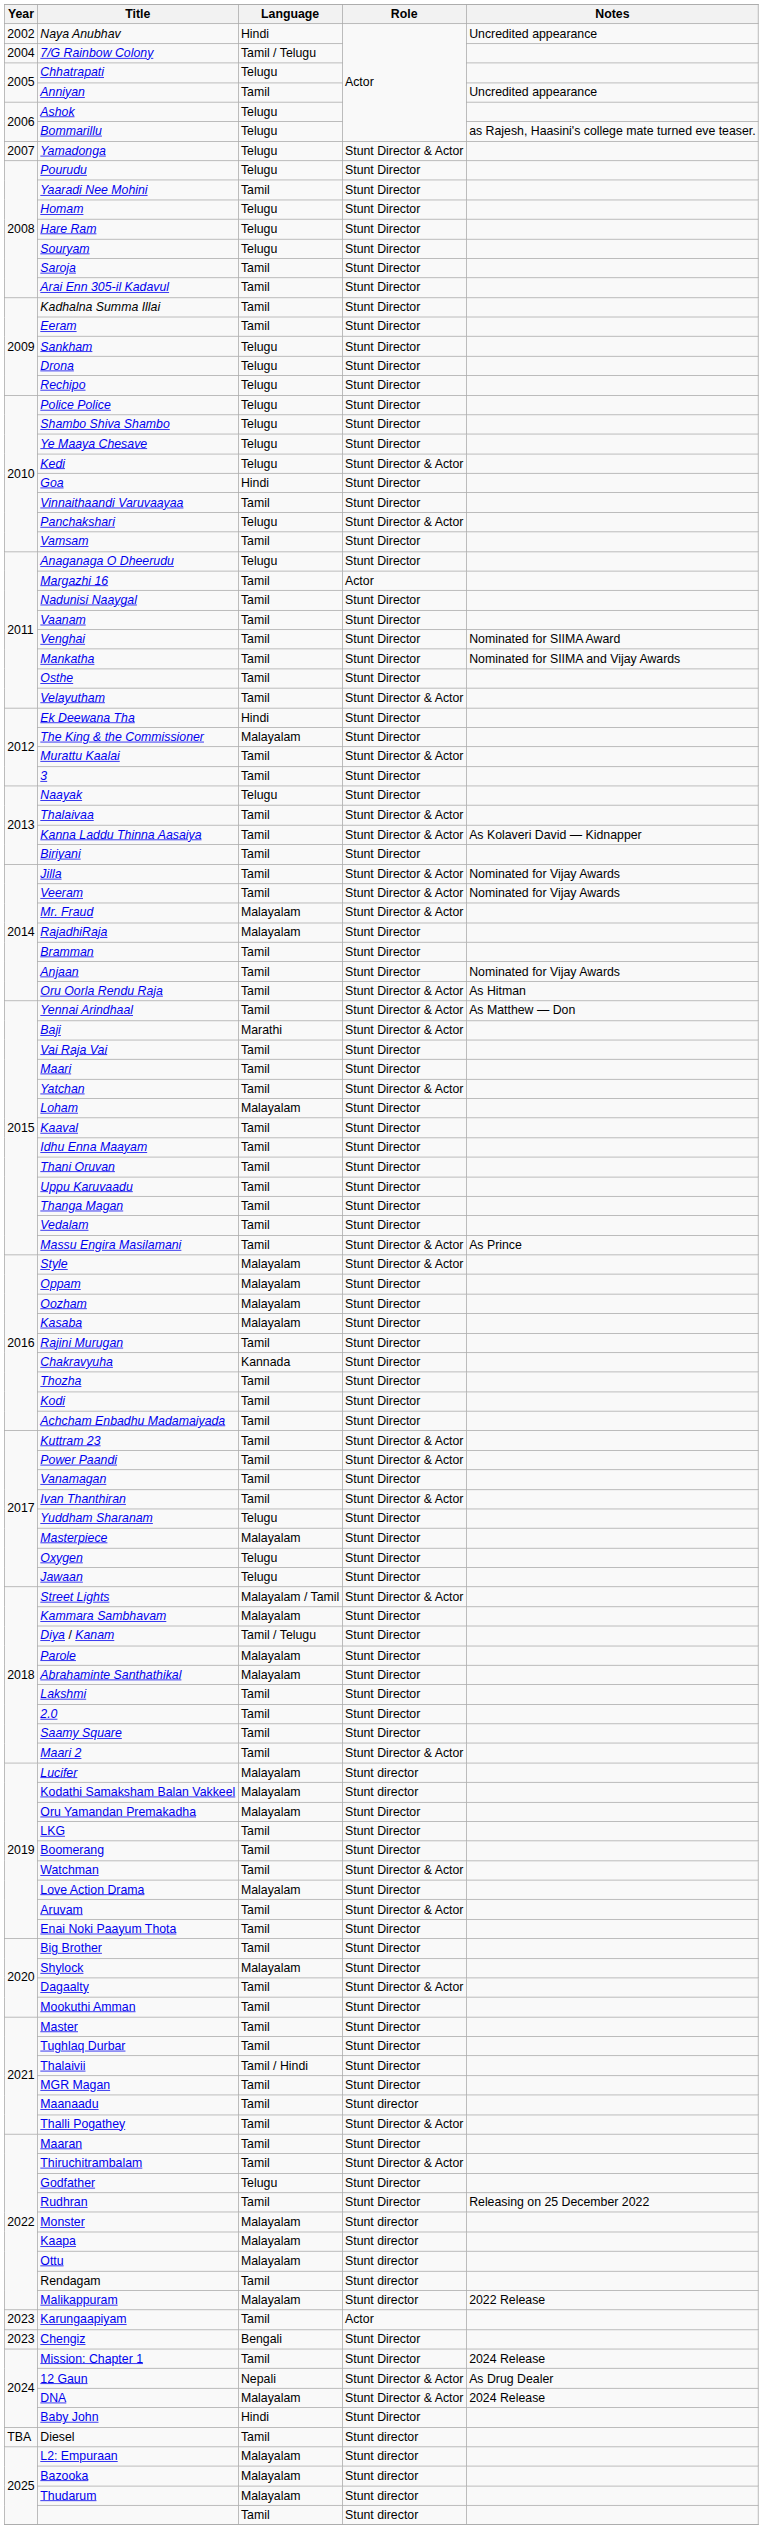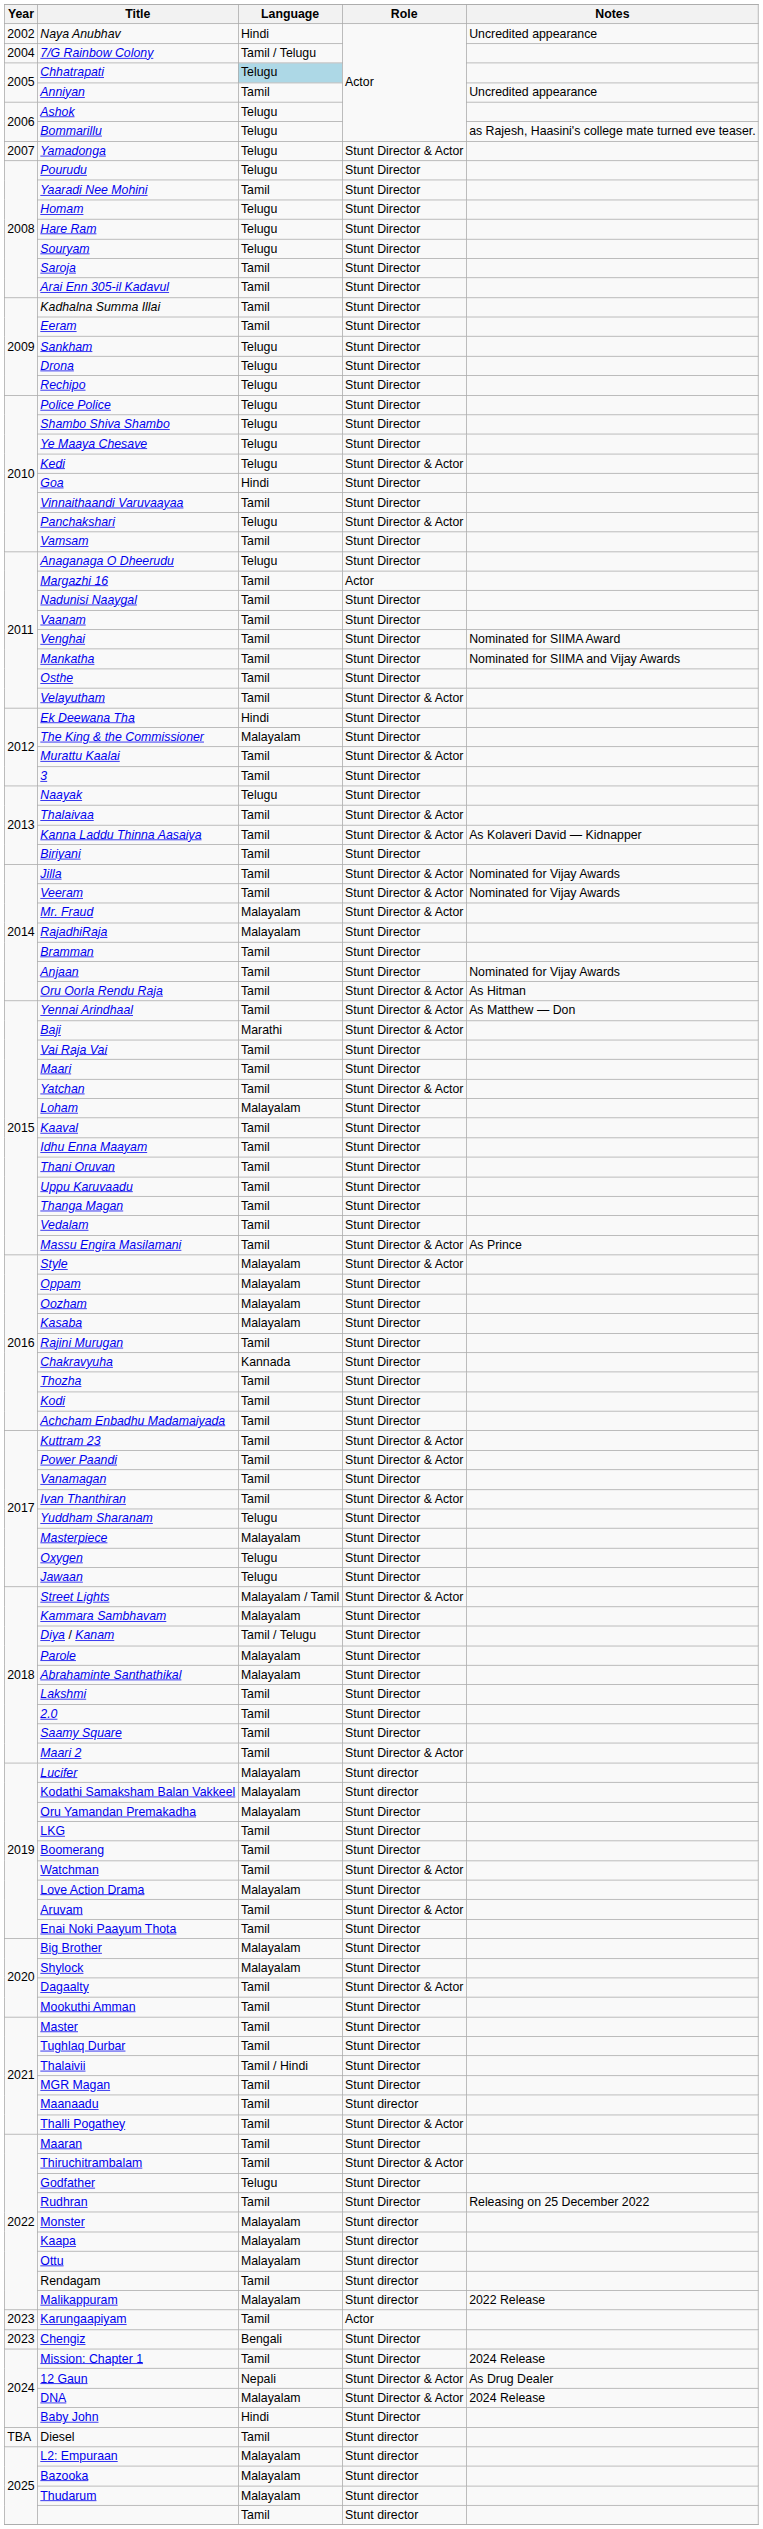(259, 72) no background -> (259, 72) lightblue background
(255, 1948) Tamil -> (271, 1948) Malayalam
